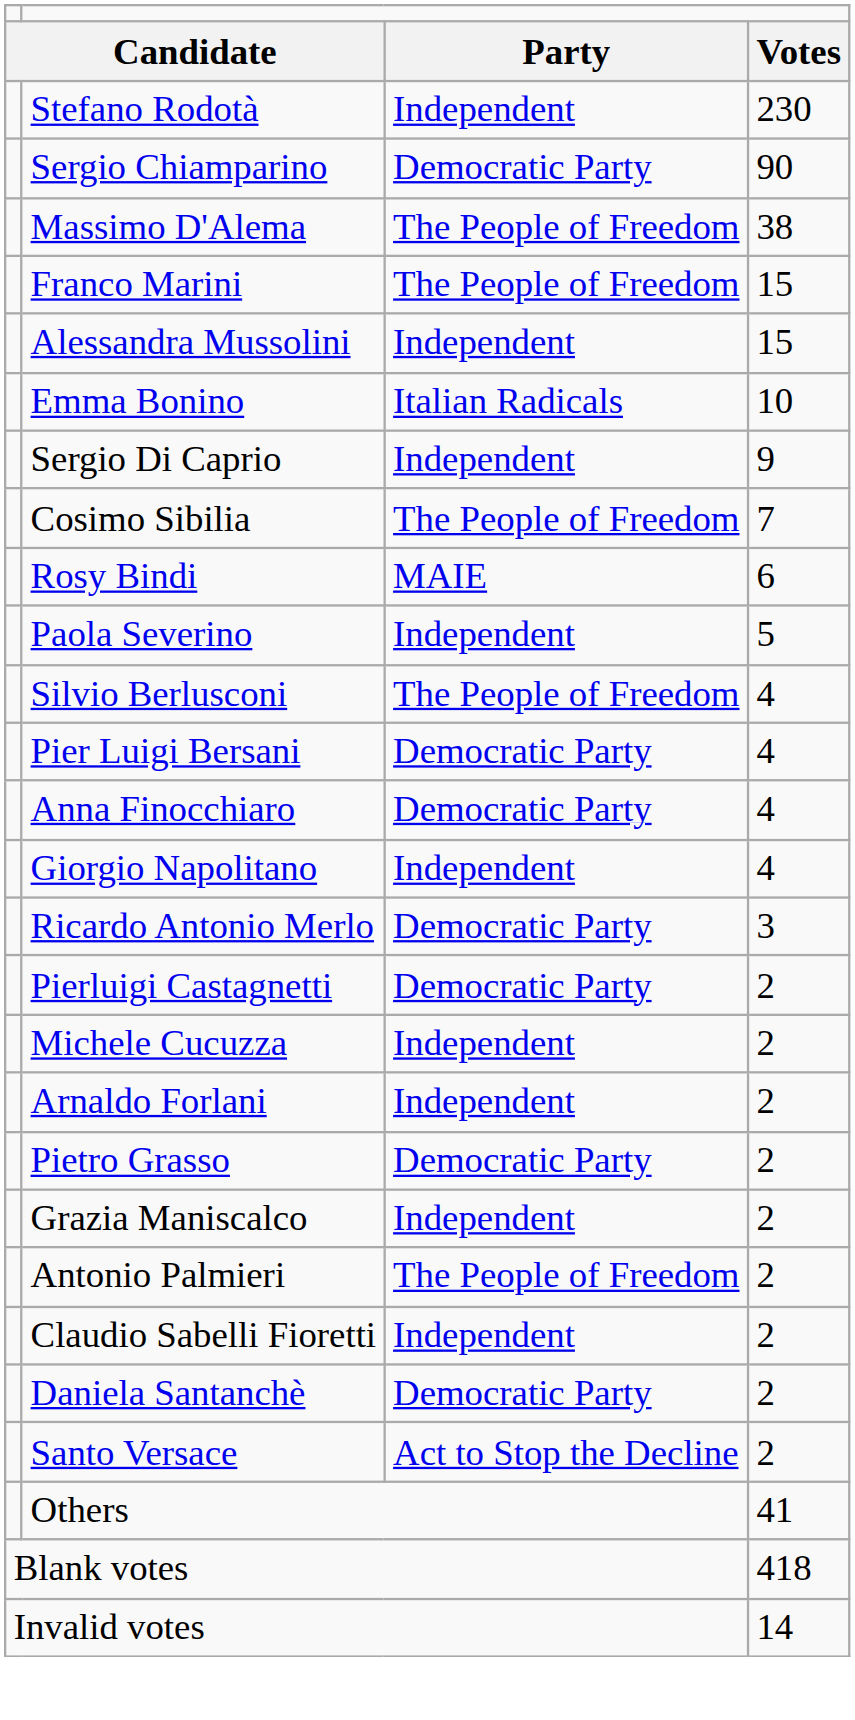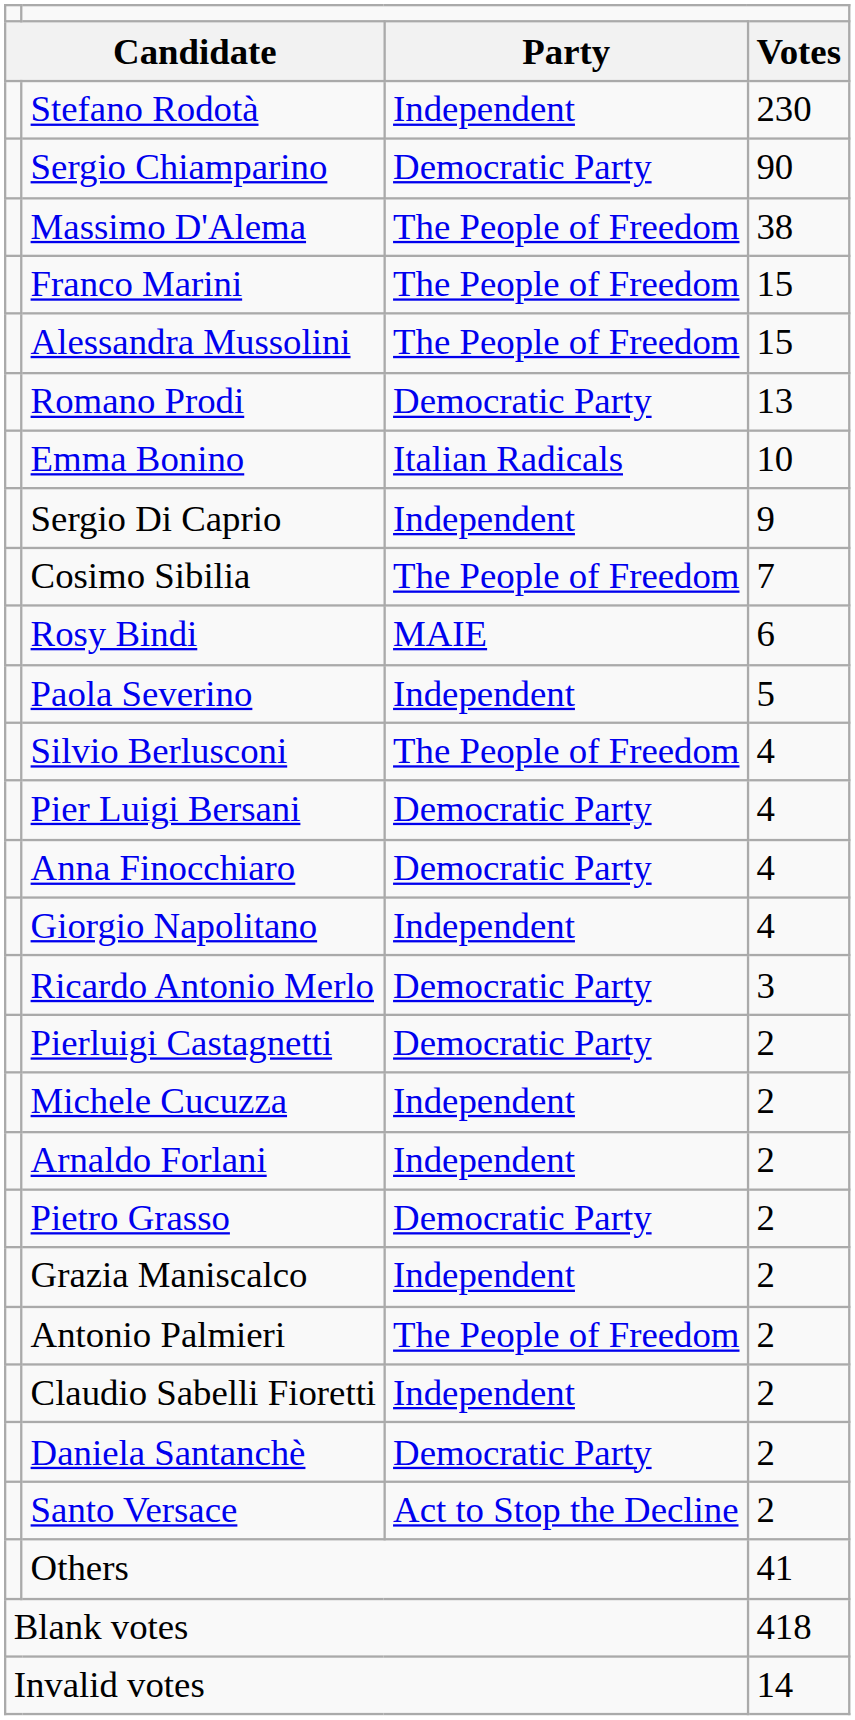(484, 342) Independent -> (566, 342) The People of Freedom
+ row: (137, 400)
